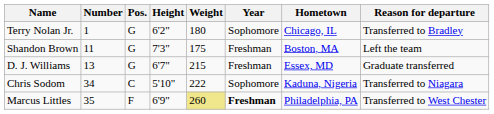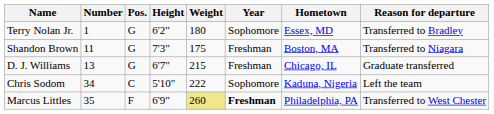(310, 30) Chicago, IL -> (309, 30) Essex, MD
(392, 48) Left the team -> (413, 48) Transferred to Niagara
(309, 65) Essex, MD -> (310, 65) Chicago, IL
(413, 83) Transferred to Niagara -> (392, 83) Left the team
